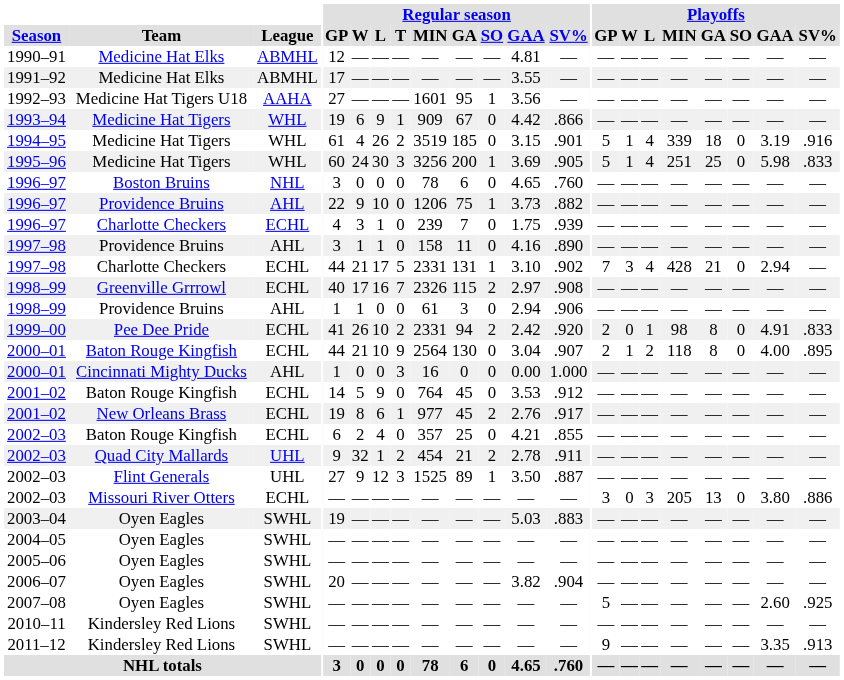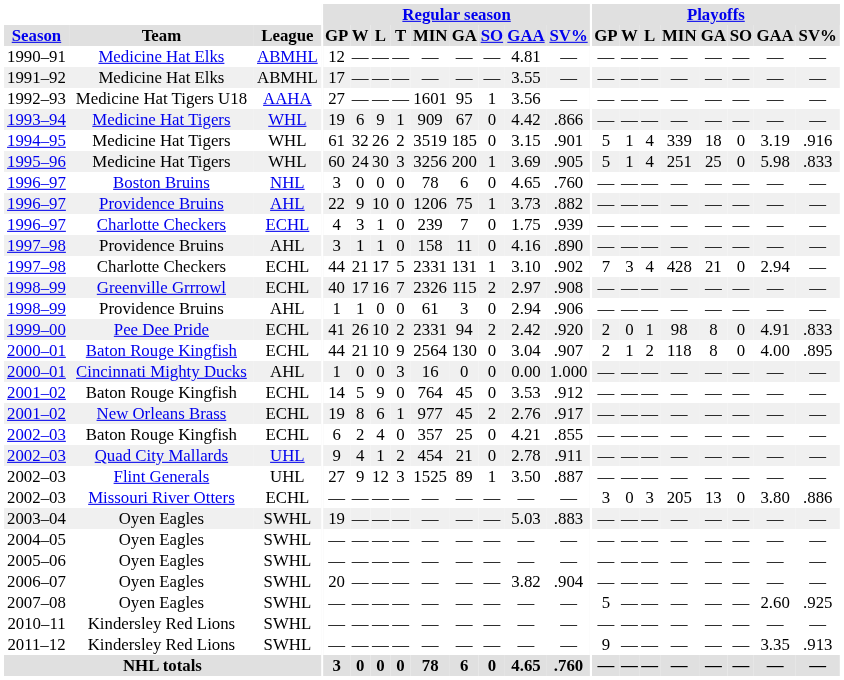(360, 140) 4 -> (360, 140) 32
(360, 455) 32 -> (360, 455) 4
(492, 455) 2 -> (492, 455) 0
